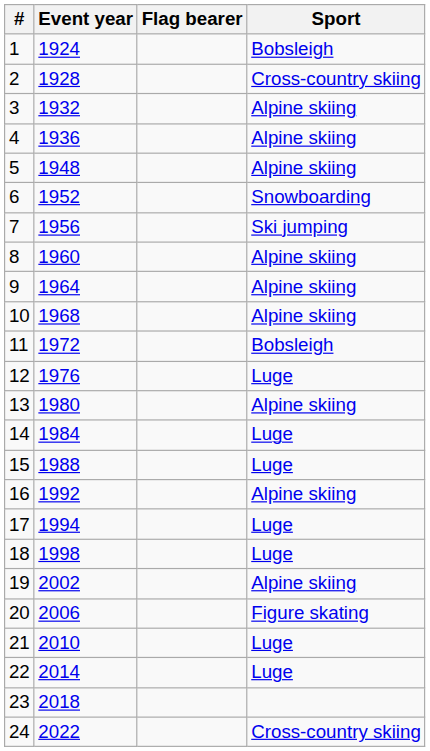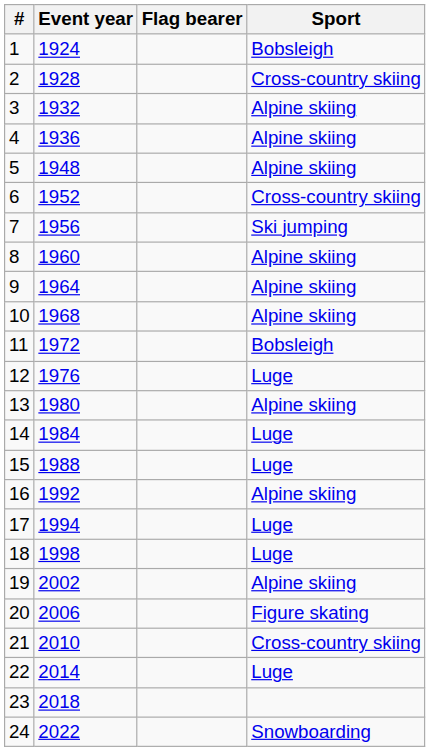(311, 197) Snowboarding -> (336, 197) Cross-country skiing
(272, 642) Luge -> (336, 642) Cross-country skiing
(336, 731) Cross-country skiing -> (311, 731) Snowboarding
